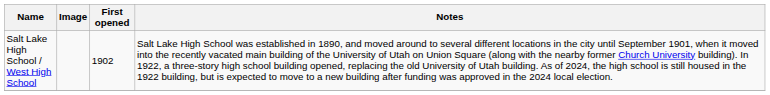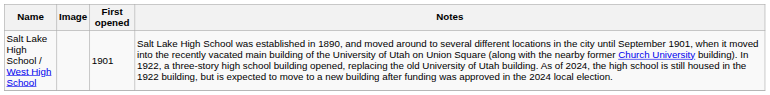(103, 60) 1902 -> (103, 60) 1901
